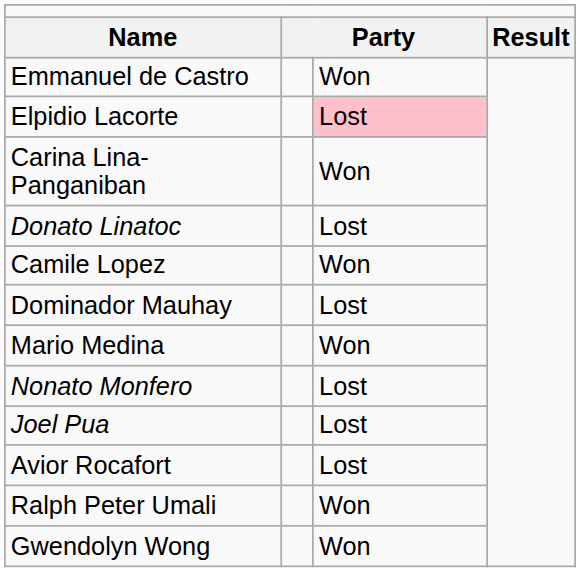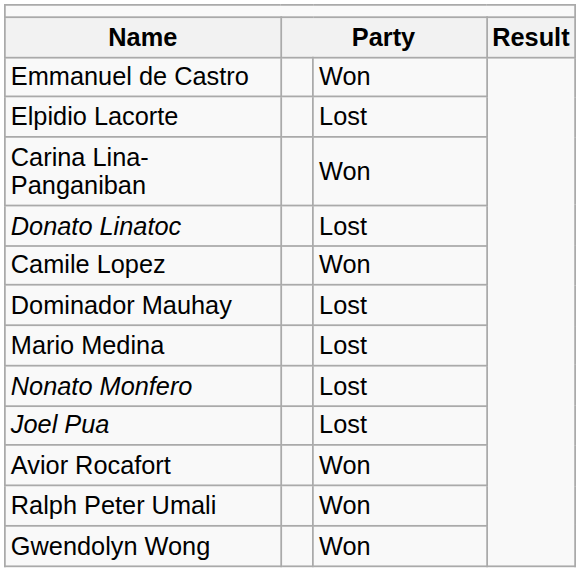(343, 117) pink background -> (343, 117) no background
(345, 346) Won -> (343, 346) Lost
(343, 466) Lost -> (345, 466) Won
